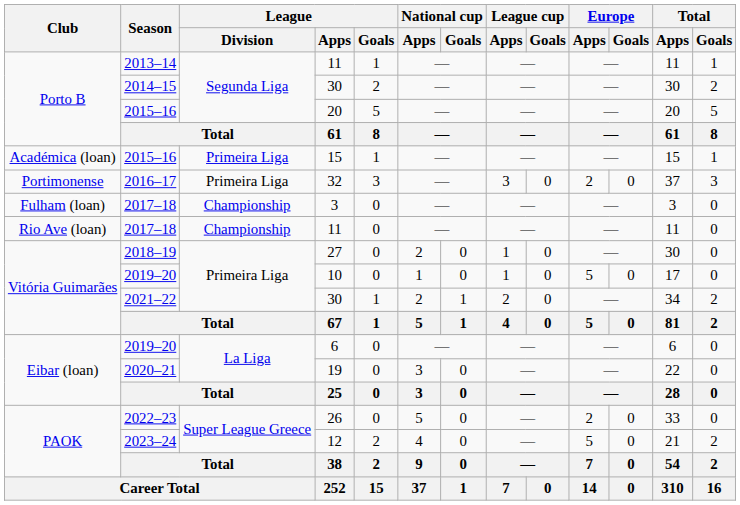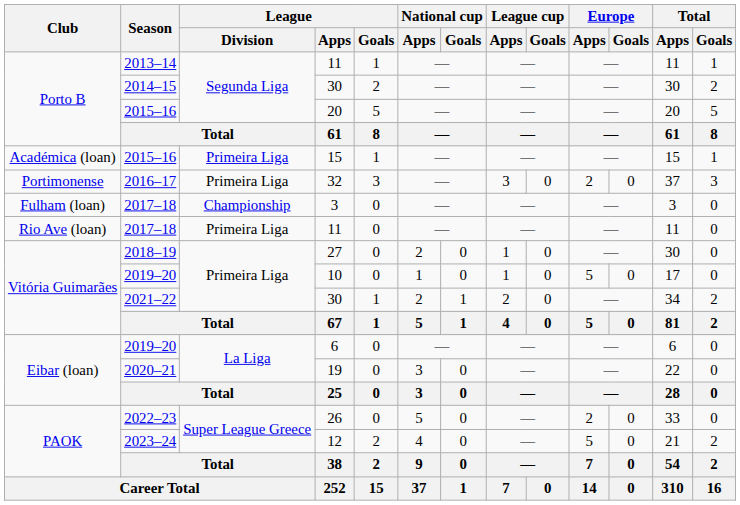(247, 228) Championship -> (247, 228) Primeira Liga
